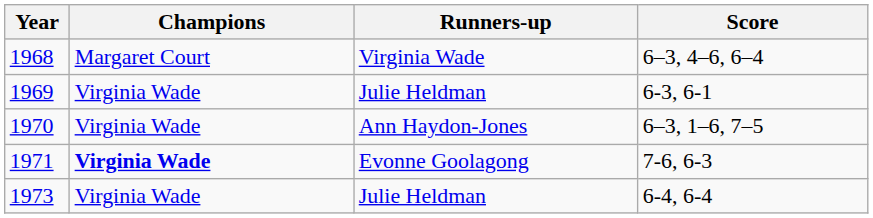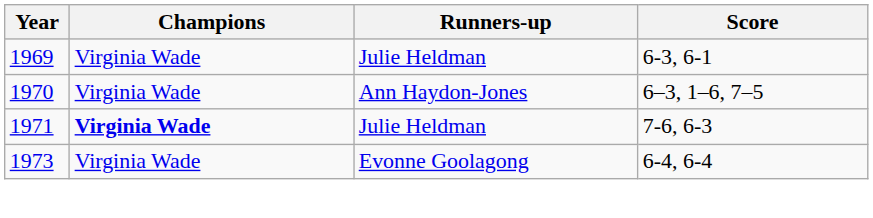- row: (32, 56)
(444, 160) Evonne Goolagong -> (422, 126) Julie Heldman
(422, 195) Julie Heldman -> (444, 160) Evonne Goolagong
